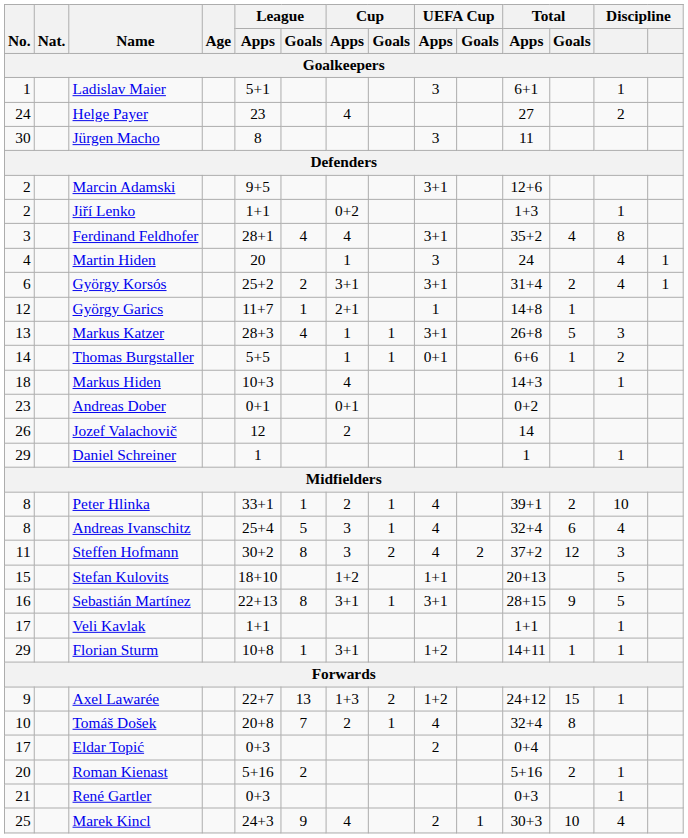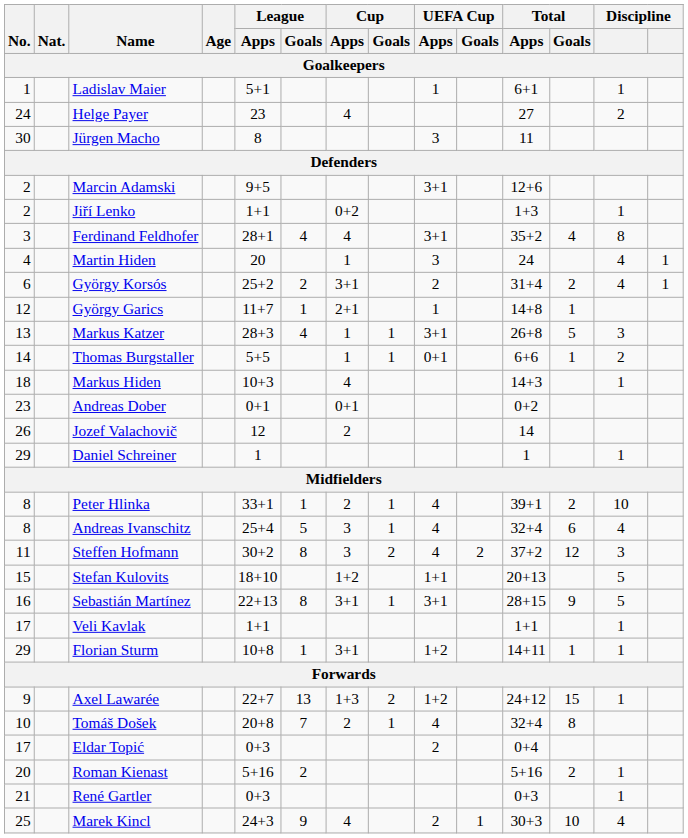(436, 89) 3 -> (436, 89) 1
(436, 284) 3+1 -> (436, 284) 2
